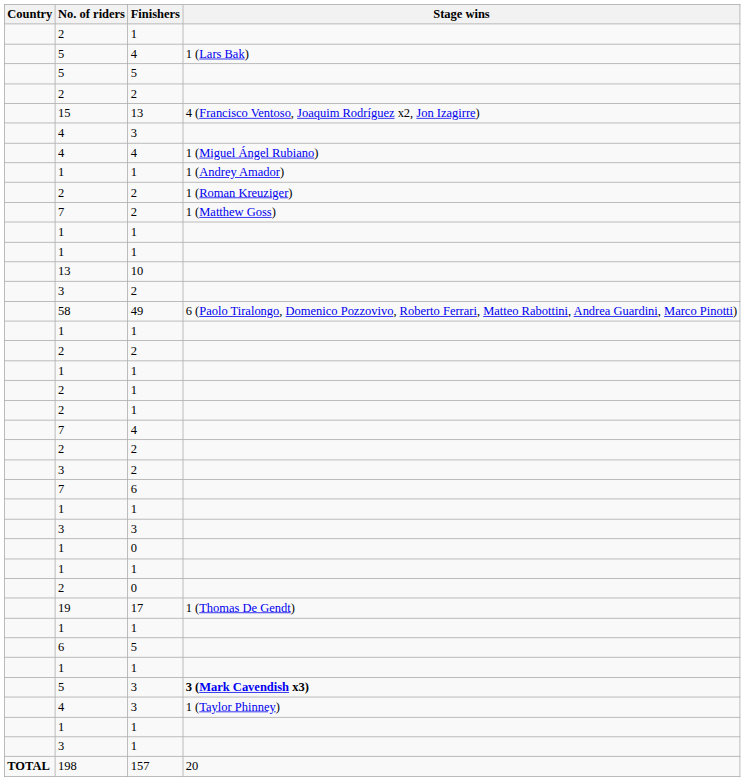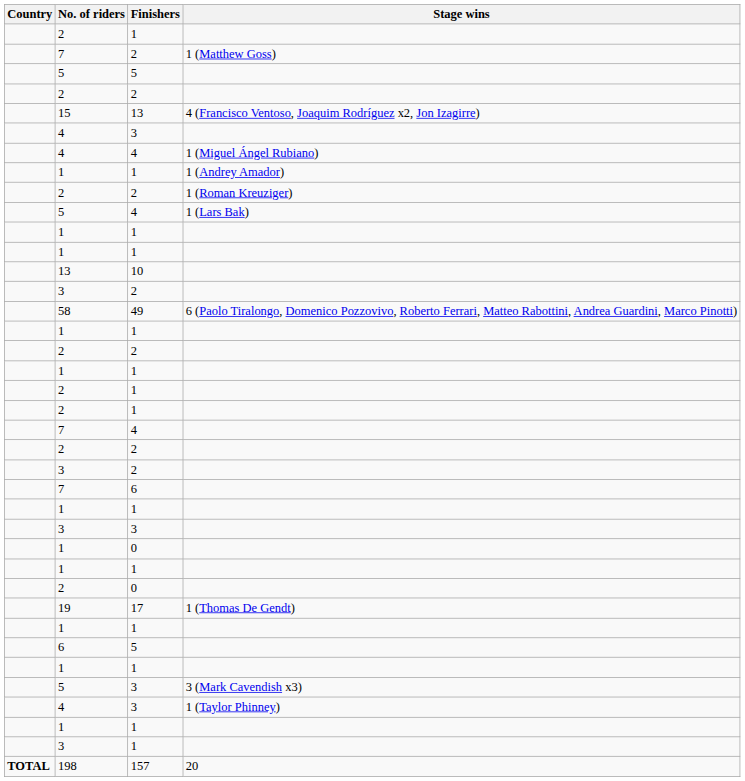rows swapped: (61, 212) <-> (61, 53)
(247, 687) bold -> (244, 687) normal
